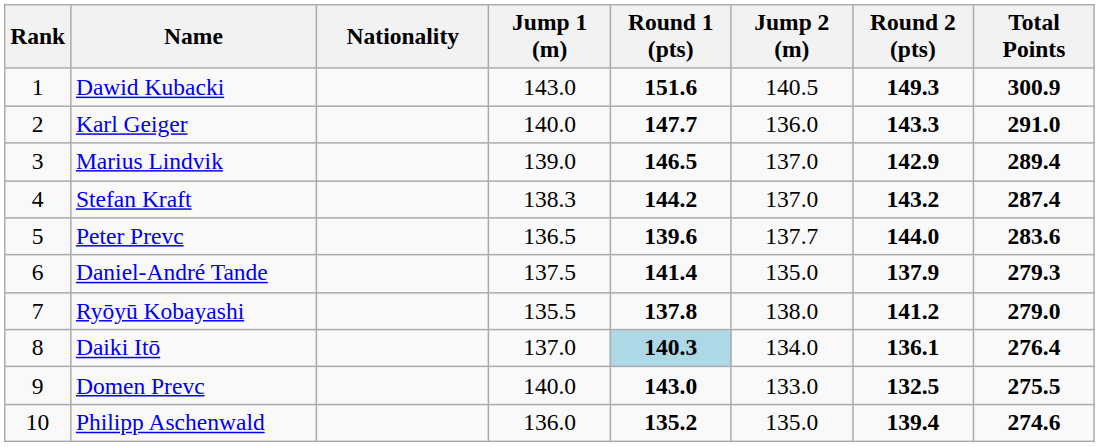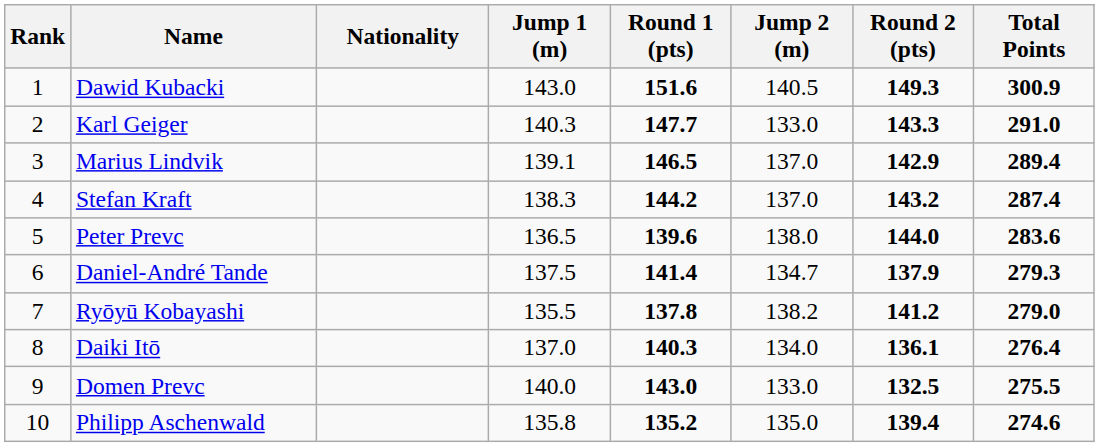(550, 124) 140.0 -> (550, 124) 140.3
(792, 124) 136.0 -> (792, 124) 133.0
(550, 161) 139.0 -> (550, 161) 139.1
(792, 236) 137.7 -> (792, 236) 138.0
(792, 273) 135.0 -> (792, 273) 134.7
(792, 310) 138.0 -> (792, 310) 138.2
(671, 348) lightblue background -> (671, 348) no background
(550, 422) 136.0 -> (550, 422) 135.8
